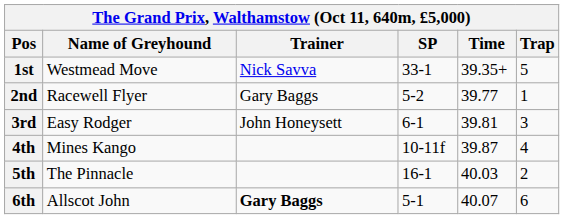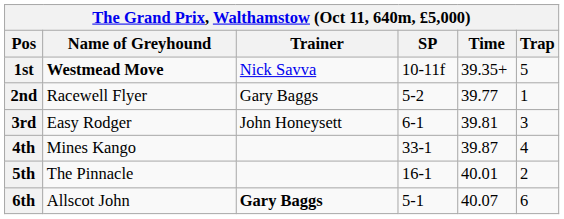(102, 69) normal -> (105, 69) bold
(417, 69) 33-1 -> (424, 69) 10-11f
(424, 148) 10-11f -> (417, 148) 33-1
(480, 174) 40.03 -> (480, 174) 40.01
